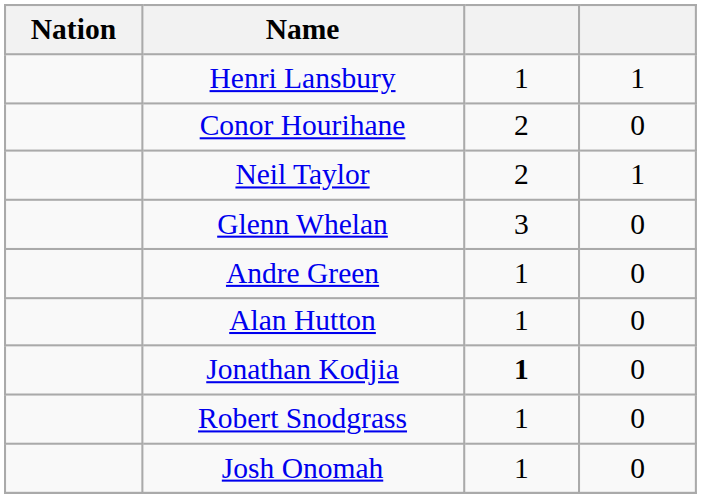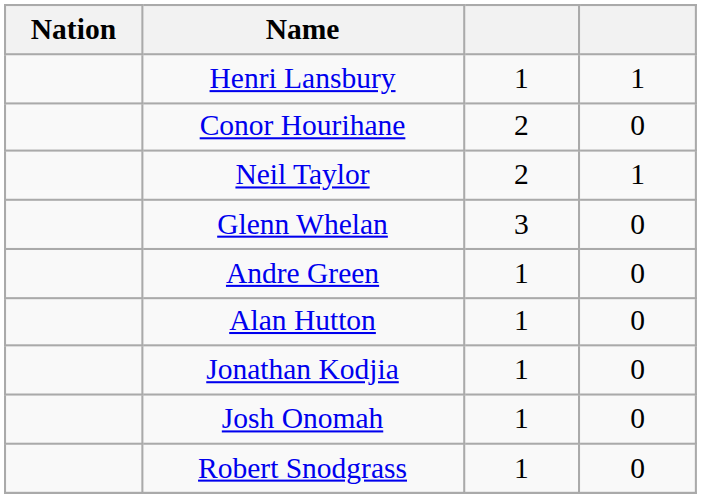(521, 370) bold -> (521, 370) normal
rows swapped: (303, 467) <-> (303, 418)
